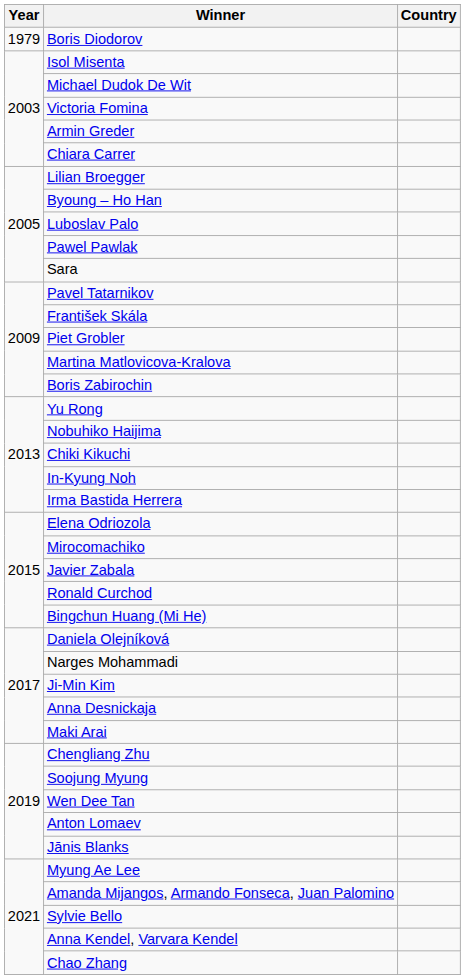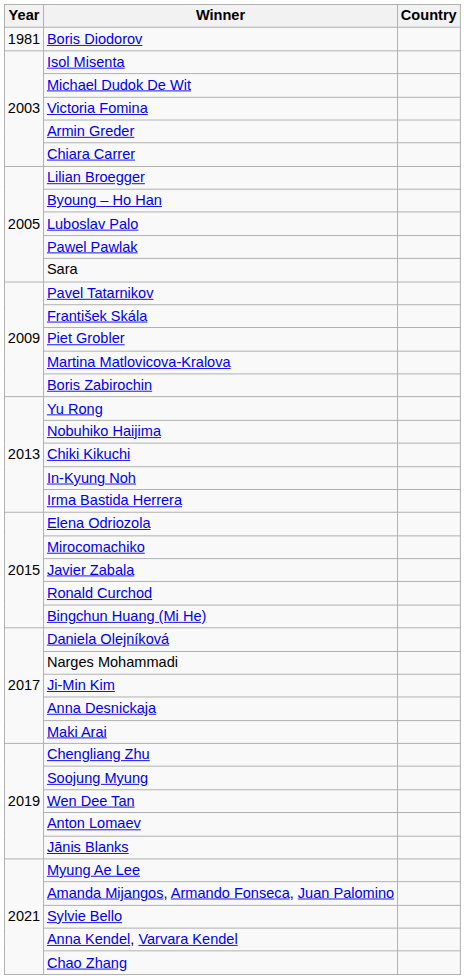(24, 39) 1979 -> (24, 39) 1981
